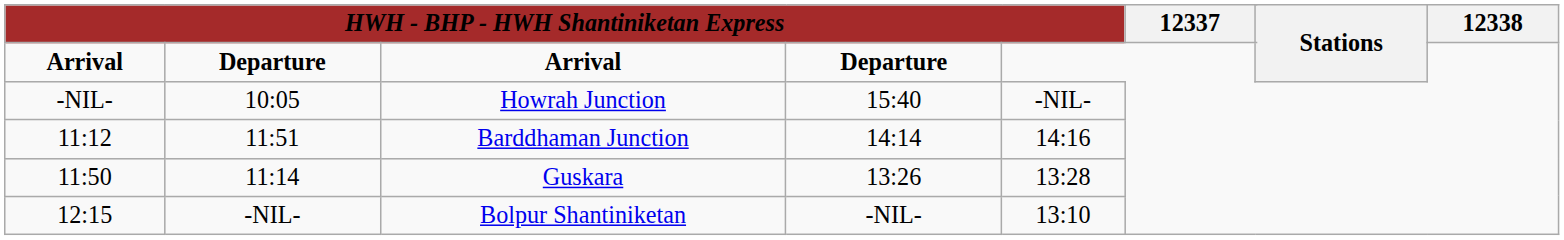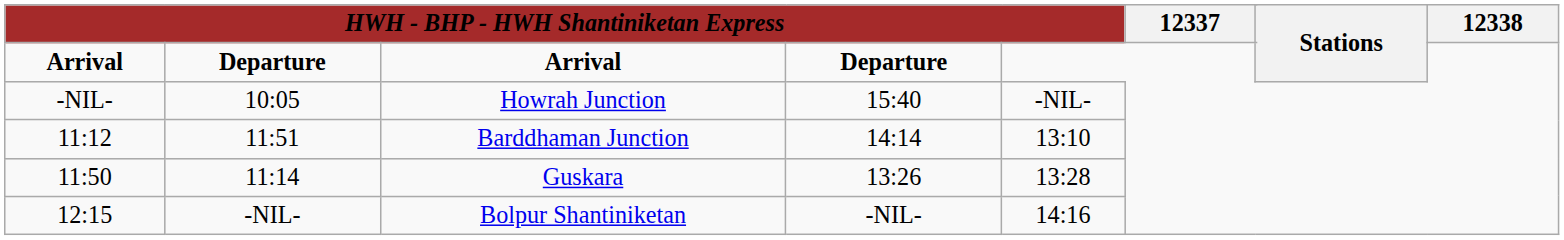(1063, 138) 14:16 -> (1063, 138) 13:10
(1063, 215) 13:10 -> (1063, 215) 14:16
